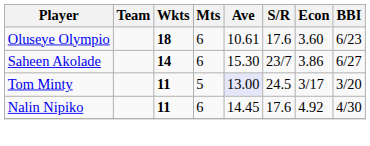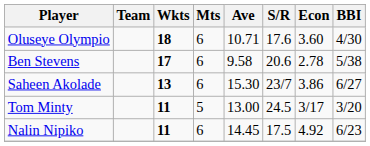(243, 38) 10.61 -> (243, 38) 10.71
(349, 38) 6/23 -> (349, 38) 4/30
+ row: (44, 61)
(164, 61) 14 -> (164, 84) 13
(243, 84) lavender background -> (243, 107) no background
(279, 107) 17.6 -> (279, 130) 17.5
(349, 107) 4/30 -> (349, 130) 6/23
